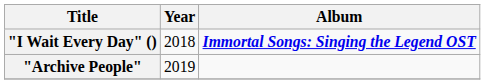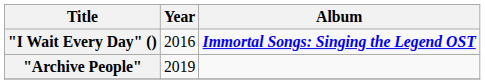(180, 41) 2018 -> (180, 41) 2016
